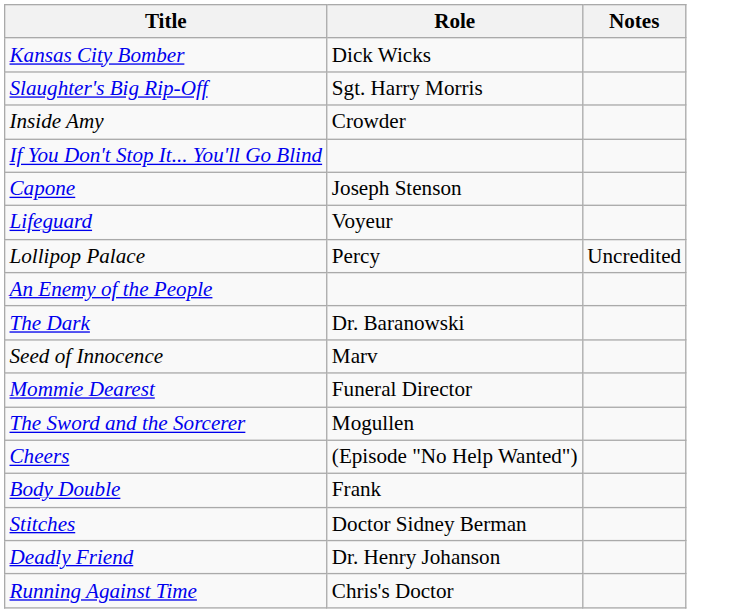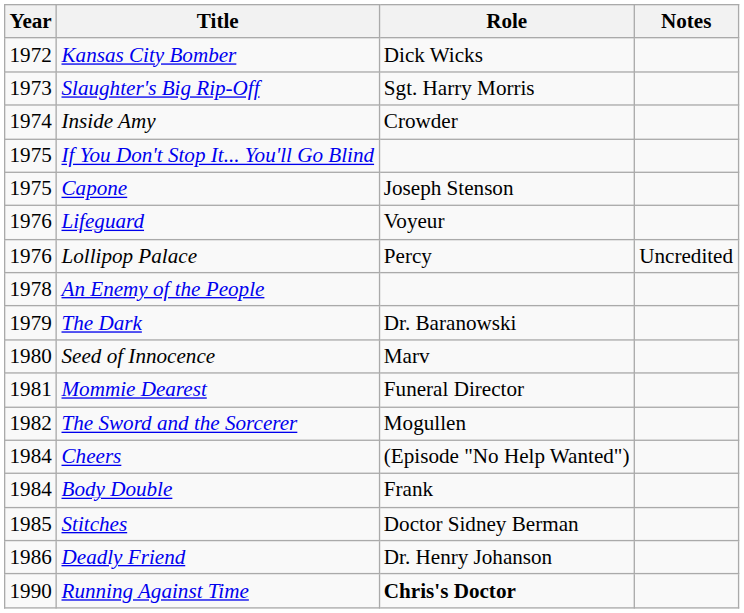+ column: (31, 21)
(393, 590) normal -> (450, 590) bold
